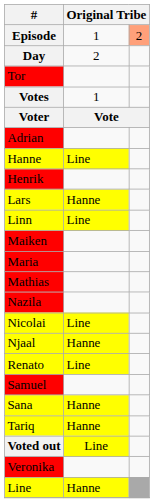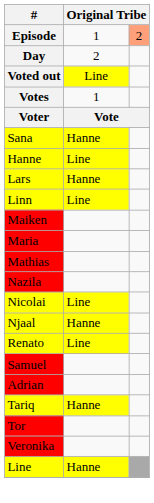rows swapped: (34, 446) <-> (16, 76)
rows swapped: (25, 138) <-> (20, 405)
- row: (25, 179)
